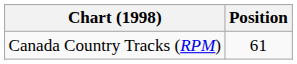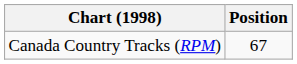(258, 45) 61 -> (258, 45) 67
